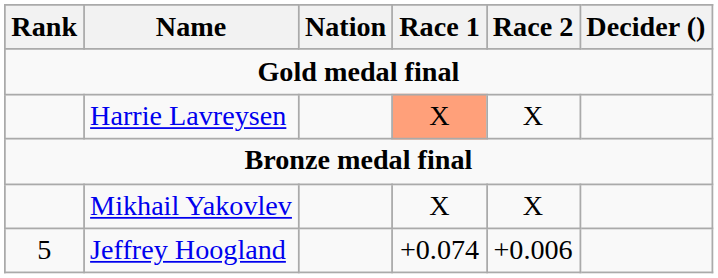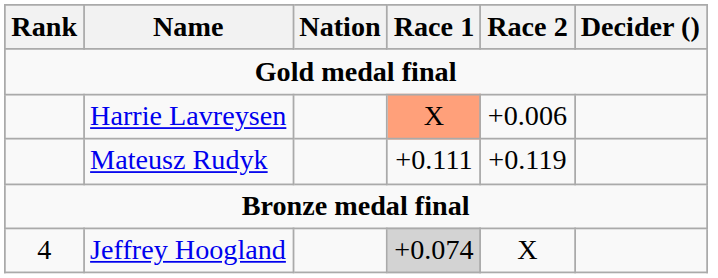(533, 116) X -> (527, 116) +0.006
+ row: (179, 160)
- row: (191, 205)
(44, 250) 5 -> (44, 250) 4
(440, 250) no background -> (434, 250) lightgrey background
(533, 250) +0.006 -> (527, 250) X
